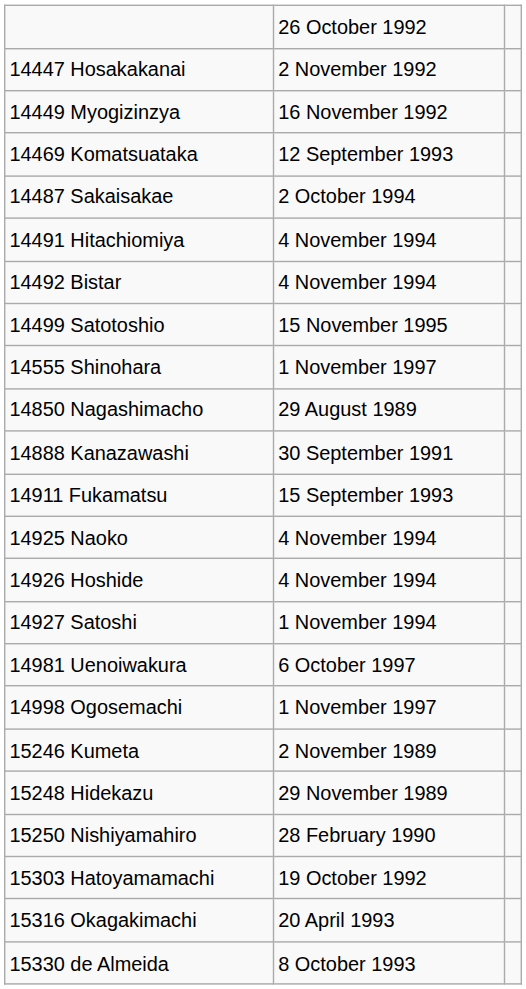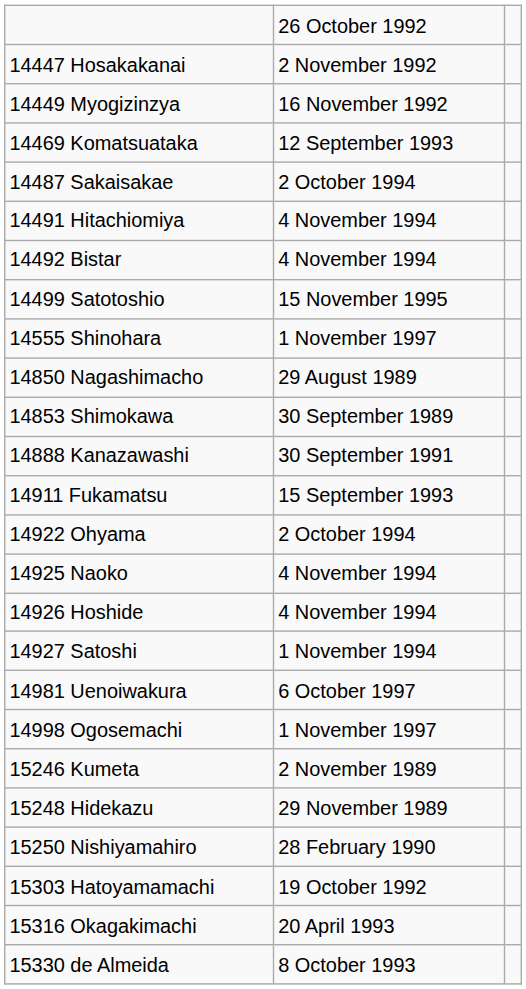+ row: (91, 417)
+ row: (78, 534)
